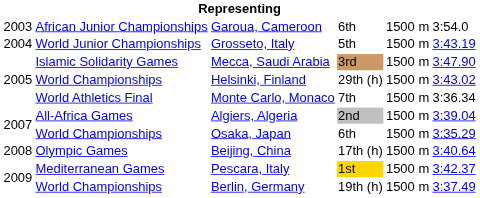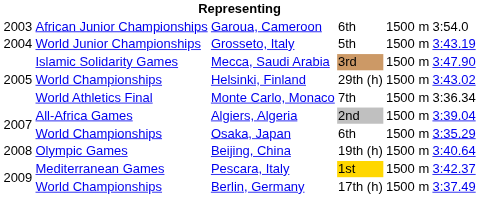(360, 151) 17th (h) -> (360, 151) 19th (h)
(360, 187) 19th (h) -> (360, 187) 17th (h)
